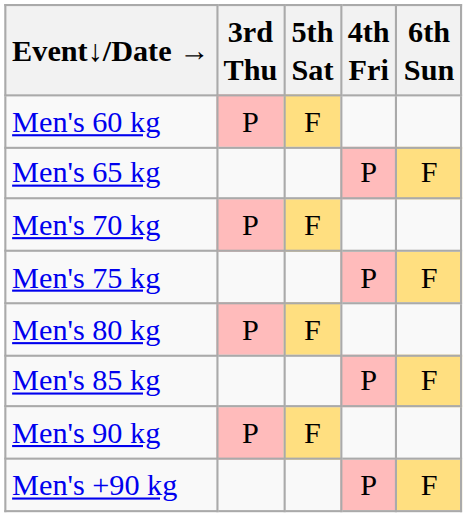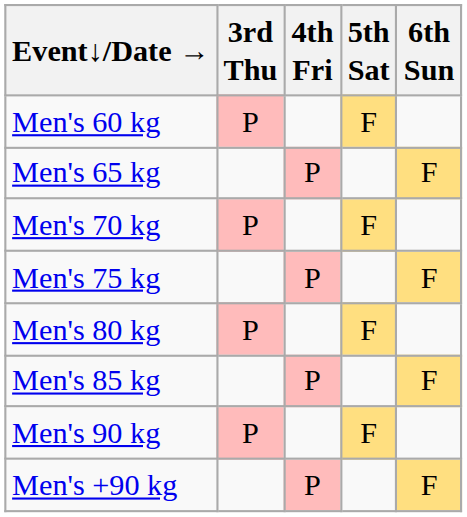columns swapped: (369, 50) <-> (313, 50)
